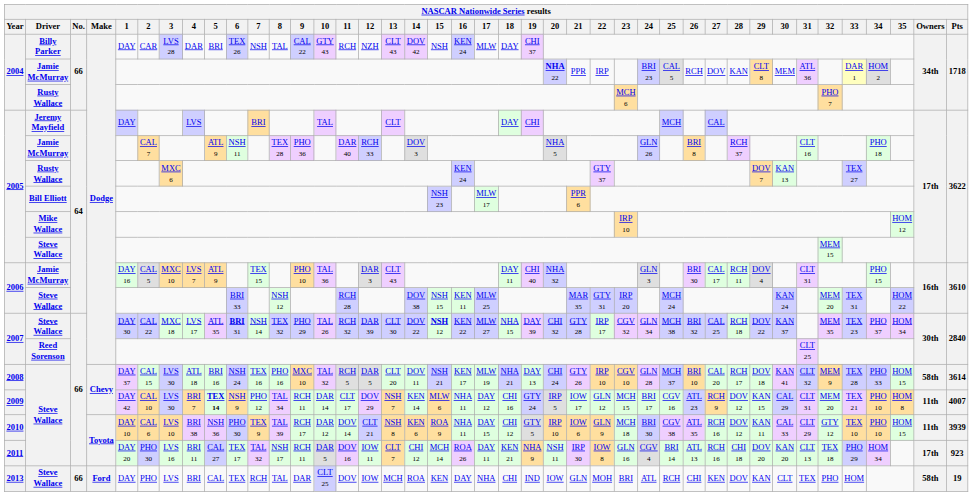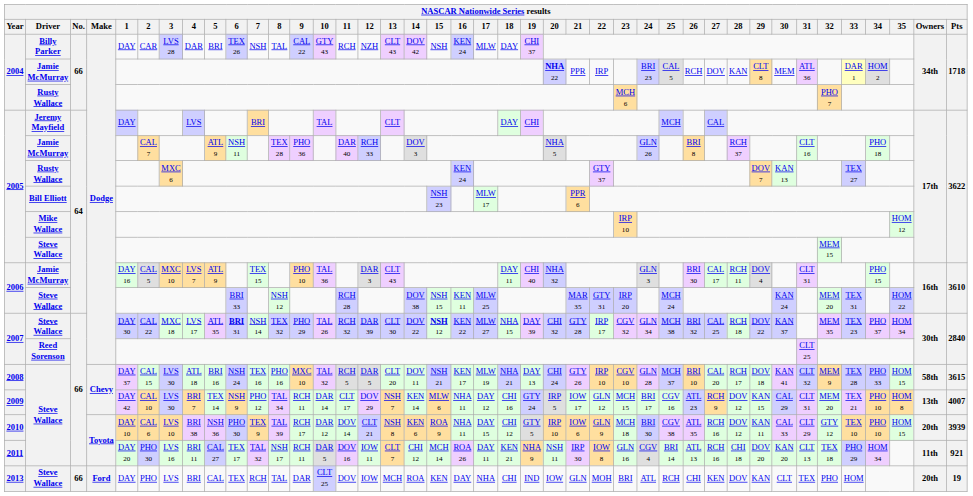(957, 376) 3614 -> (957, 376) 3615
(216, 402) bold -> (215, 402) normal
(930, 402) 11th -> (930, 402) 13th
(930, 427) 11th -> (930, 427) 20th
(930, 453) 17th -> (930, 453) 11th
(957, 453) 923 -> (957, 453) 921
(930, 478) 58th -> (930, 478) 20th
